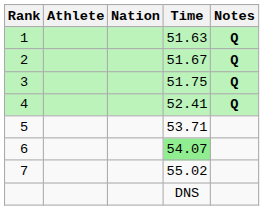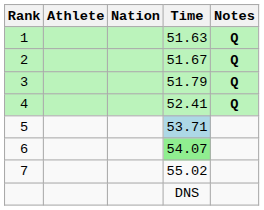(187, 82) 51.75 -> (187, 82) 51.79
(187, 127) no background -> (187, 127) lightblue background
